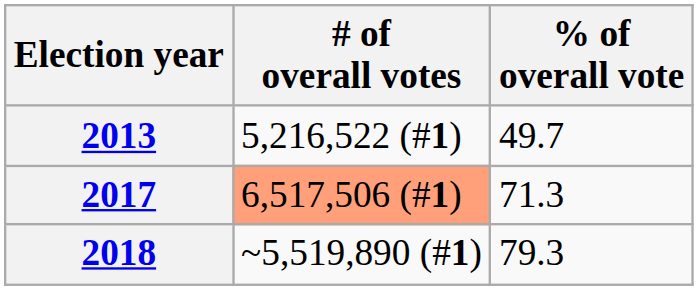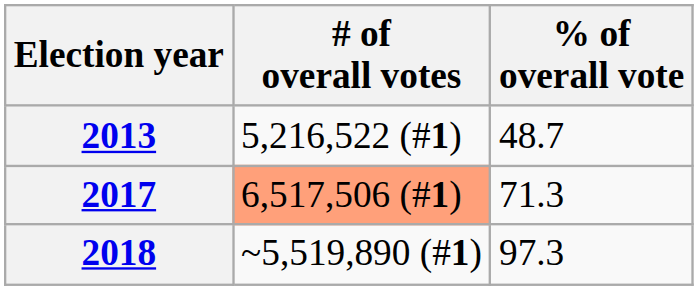(532, 135) 49.7 -> (532, 135) 48.7
(532, 253) 79.3 -> (532, 253) 97.3
